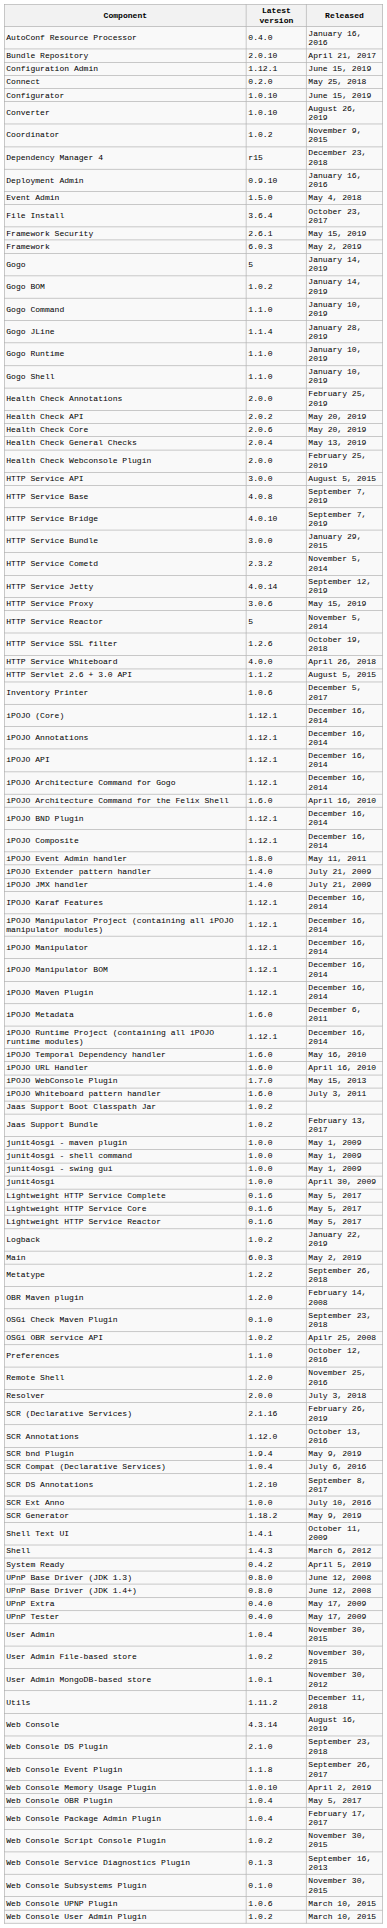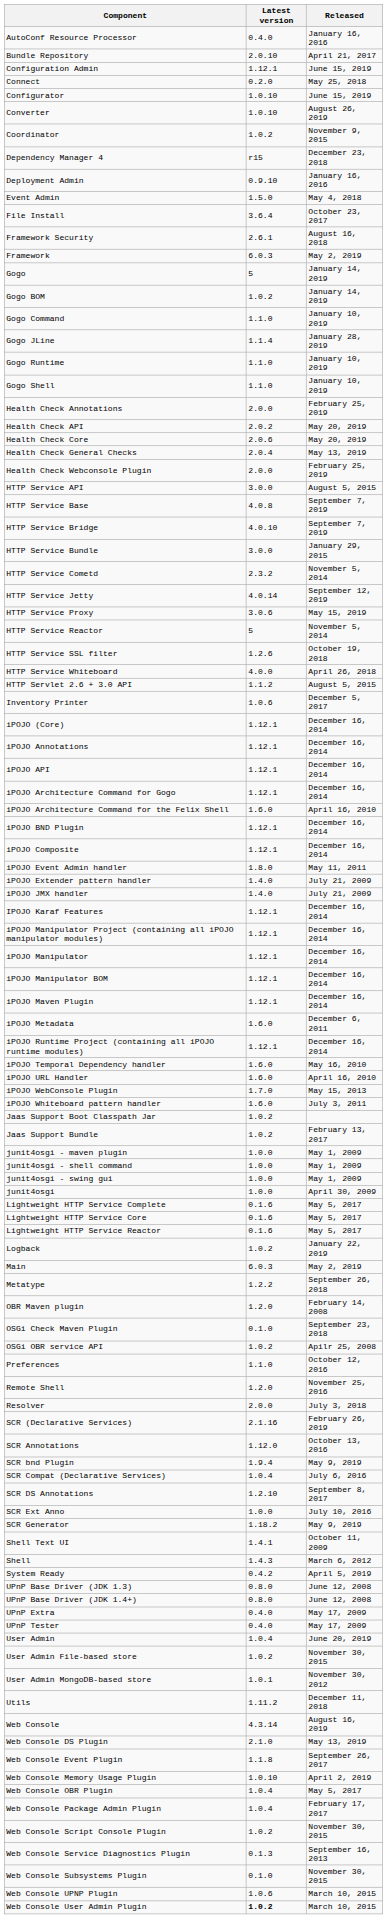(337, 234) May 15, 2019 -> (333, 238) August 16, 2018
(337, 1635) November 30, 2015 -> (340, 1640) June 20, 2019
(340, 1747) September 23, 2018 -> (337, 1742) May 13, 2019
(260, 1916) normal -> (260, 1907) bold
